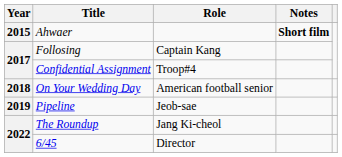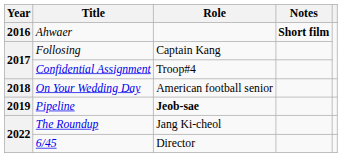(19, 32) 2015 -> (19, 32) 2016
(176, 106) normal -> (178, 106) bold
